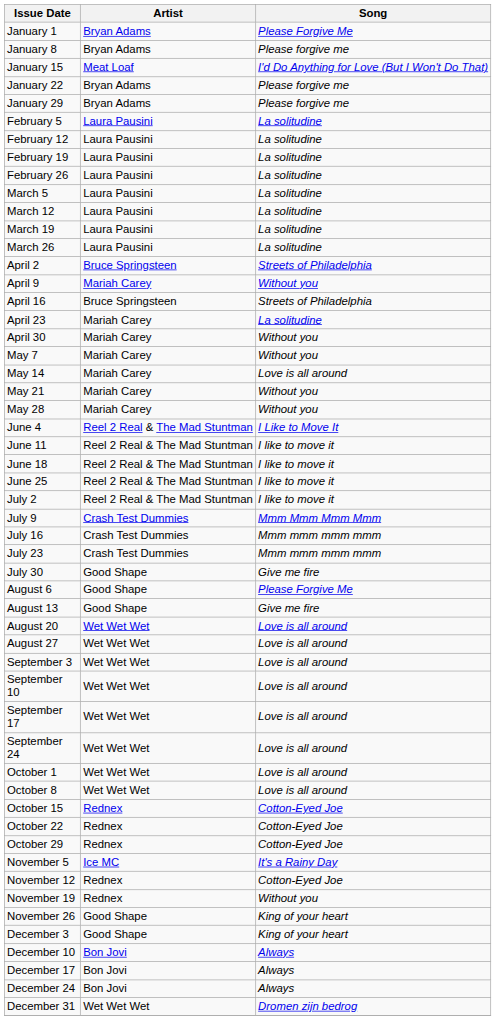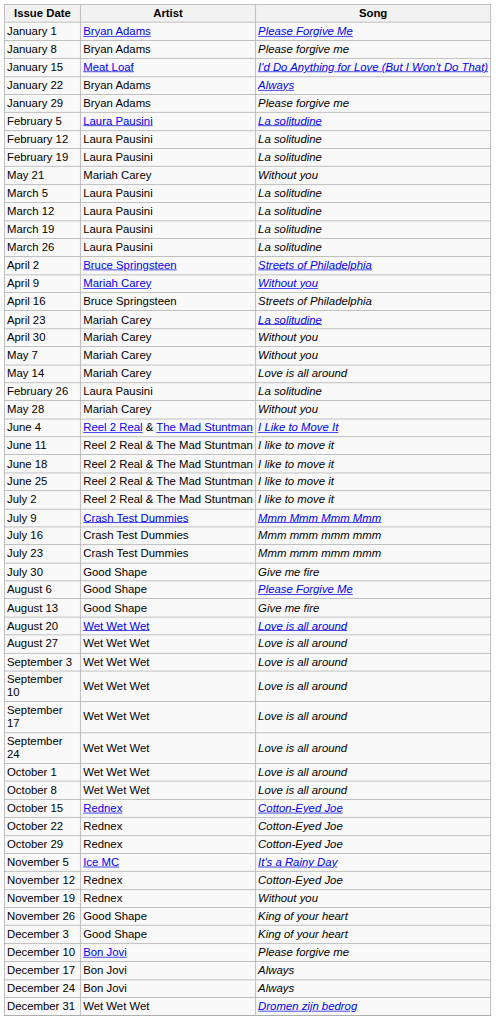(304, 85) Please forgive me -> (276, 85) Always
rows swapped: (38, 175) <-> (26, 391)
(276, 952) Always -> (304, 952) Please forgive me
